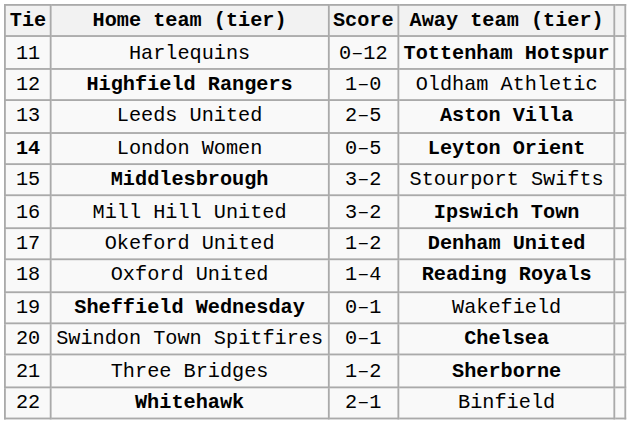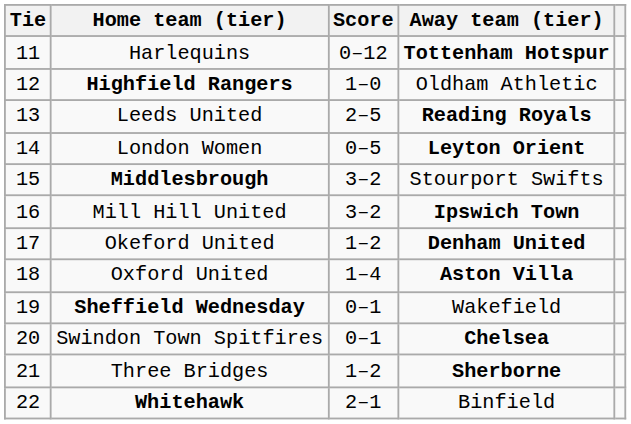(507, 116) Aston Villa -> (507, 116) Reading Royals
(28, 148) bold -> (28, 148) normal
(507, 276) Reading Royals -> (507, 276) Aston Villa
